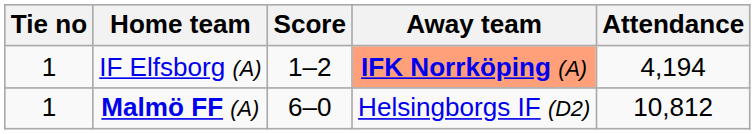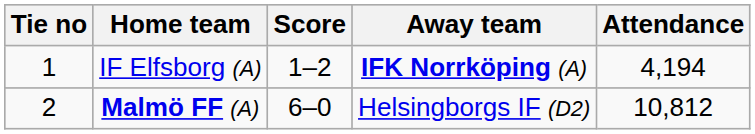(474, 66) lightsalmon background -> (474, 66) no background
(49, 107) 1 -> (49, 107) 2
